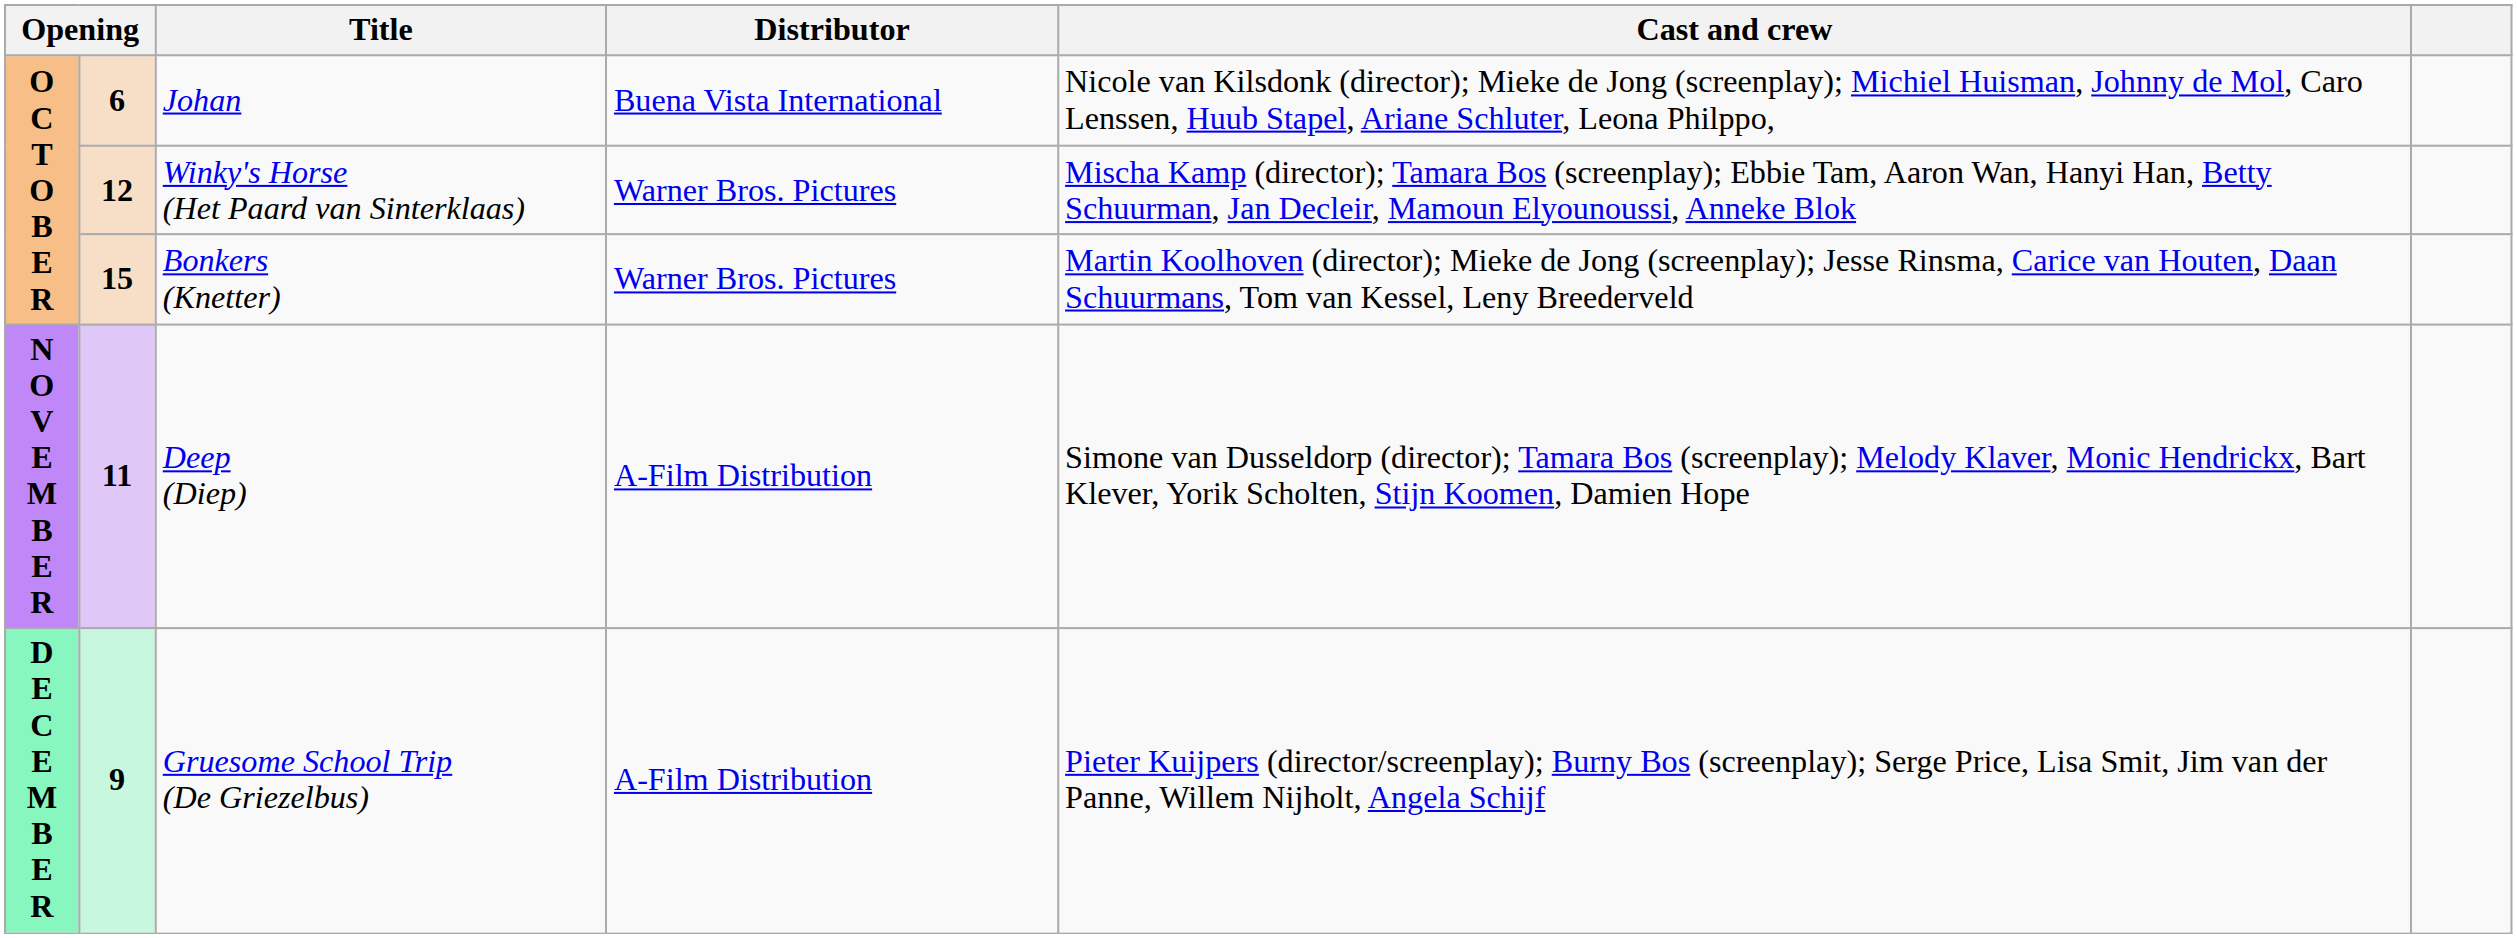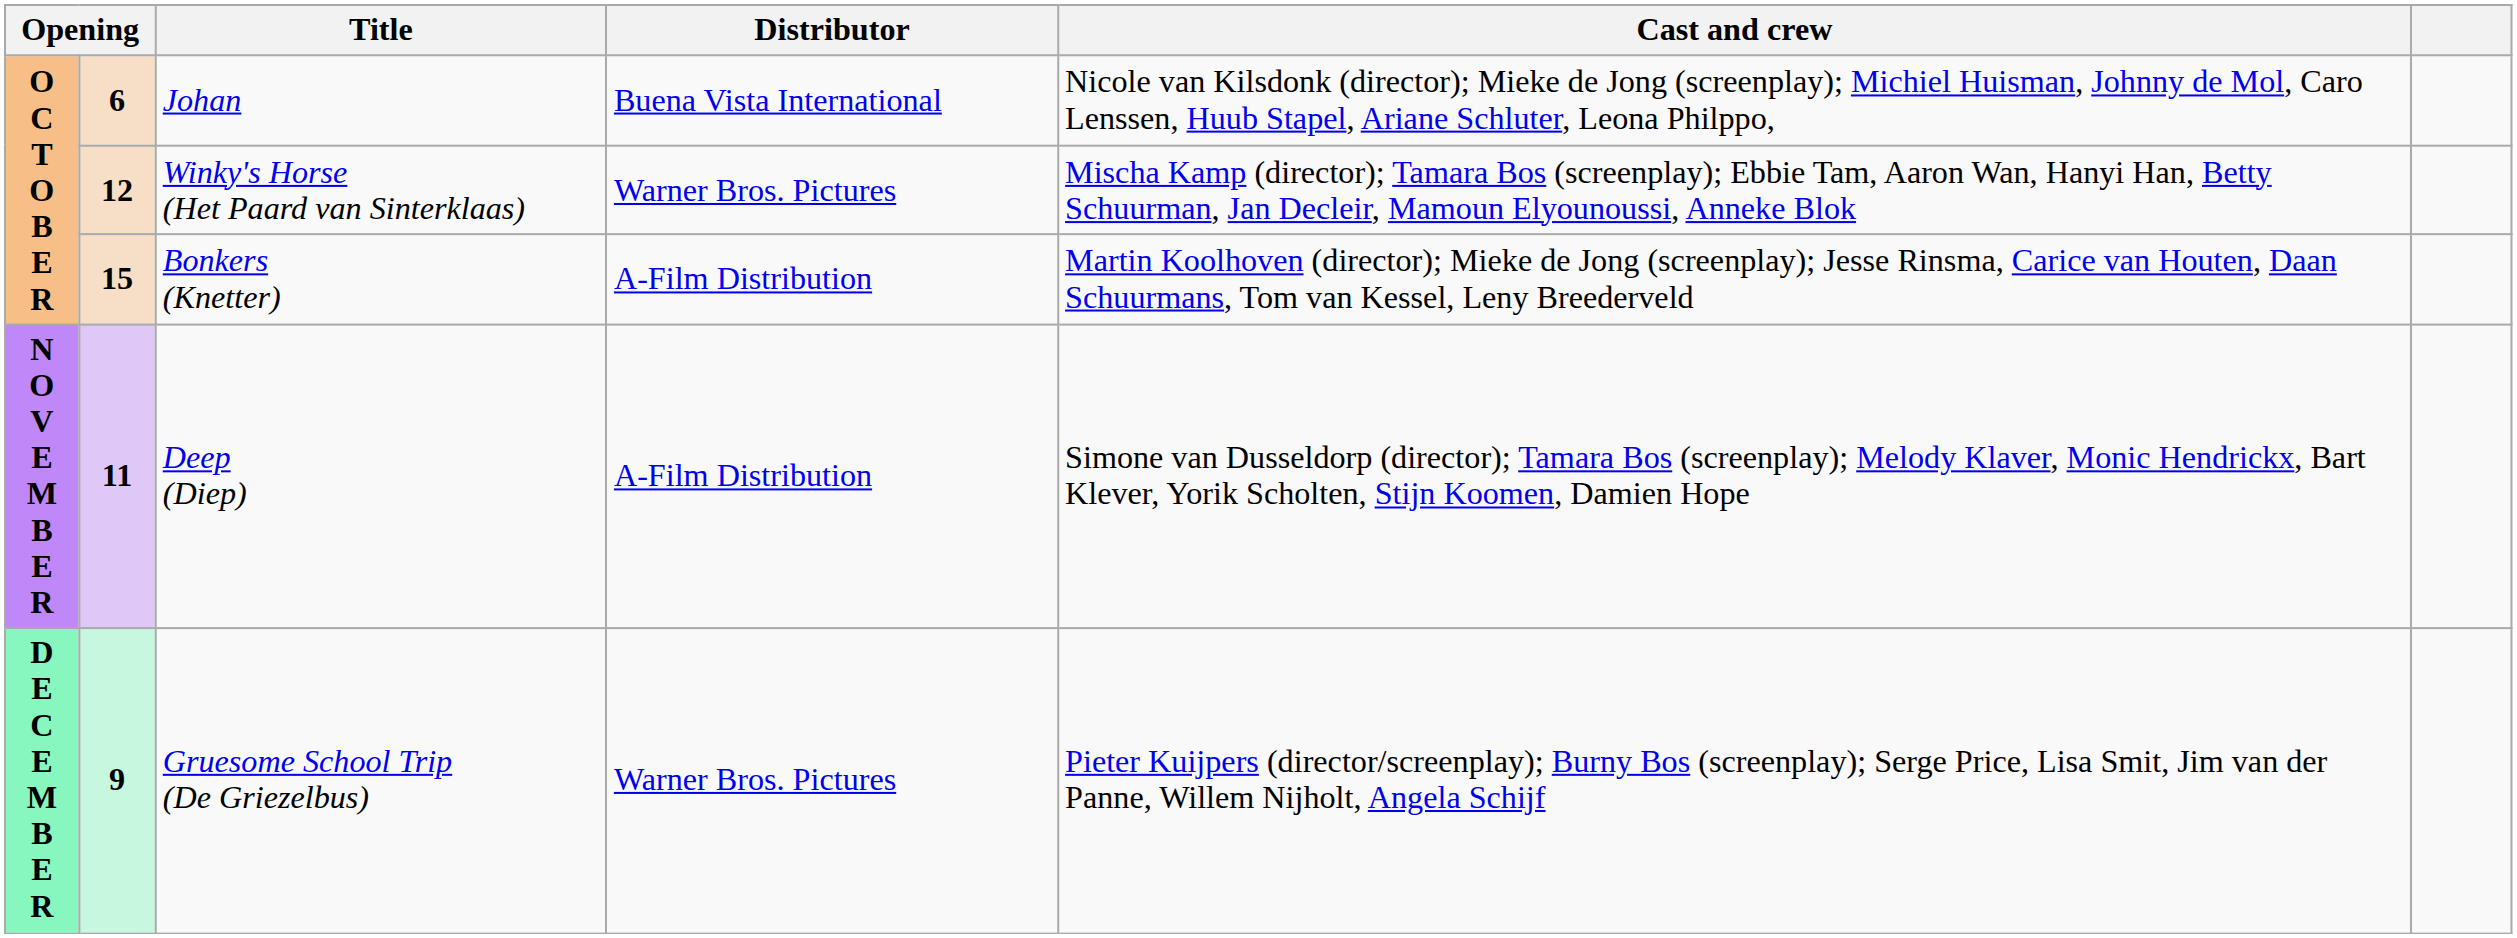(755, 278) Warner Bros. Pictures -> (743, 278) A-Film Distribution
(743, 779) A-Film Distribution -> (755, 779) Warner Bros. Pictures
